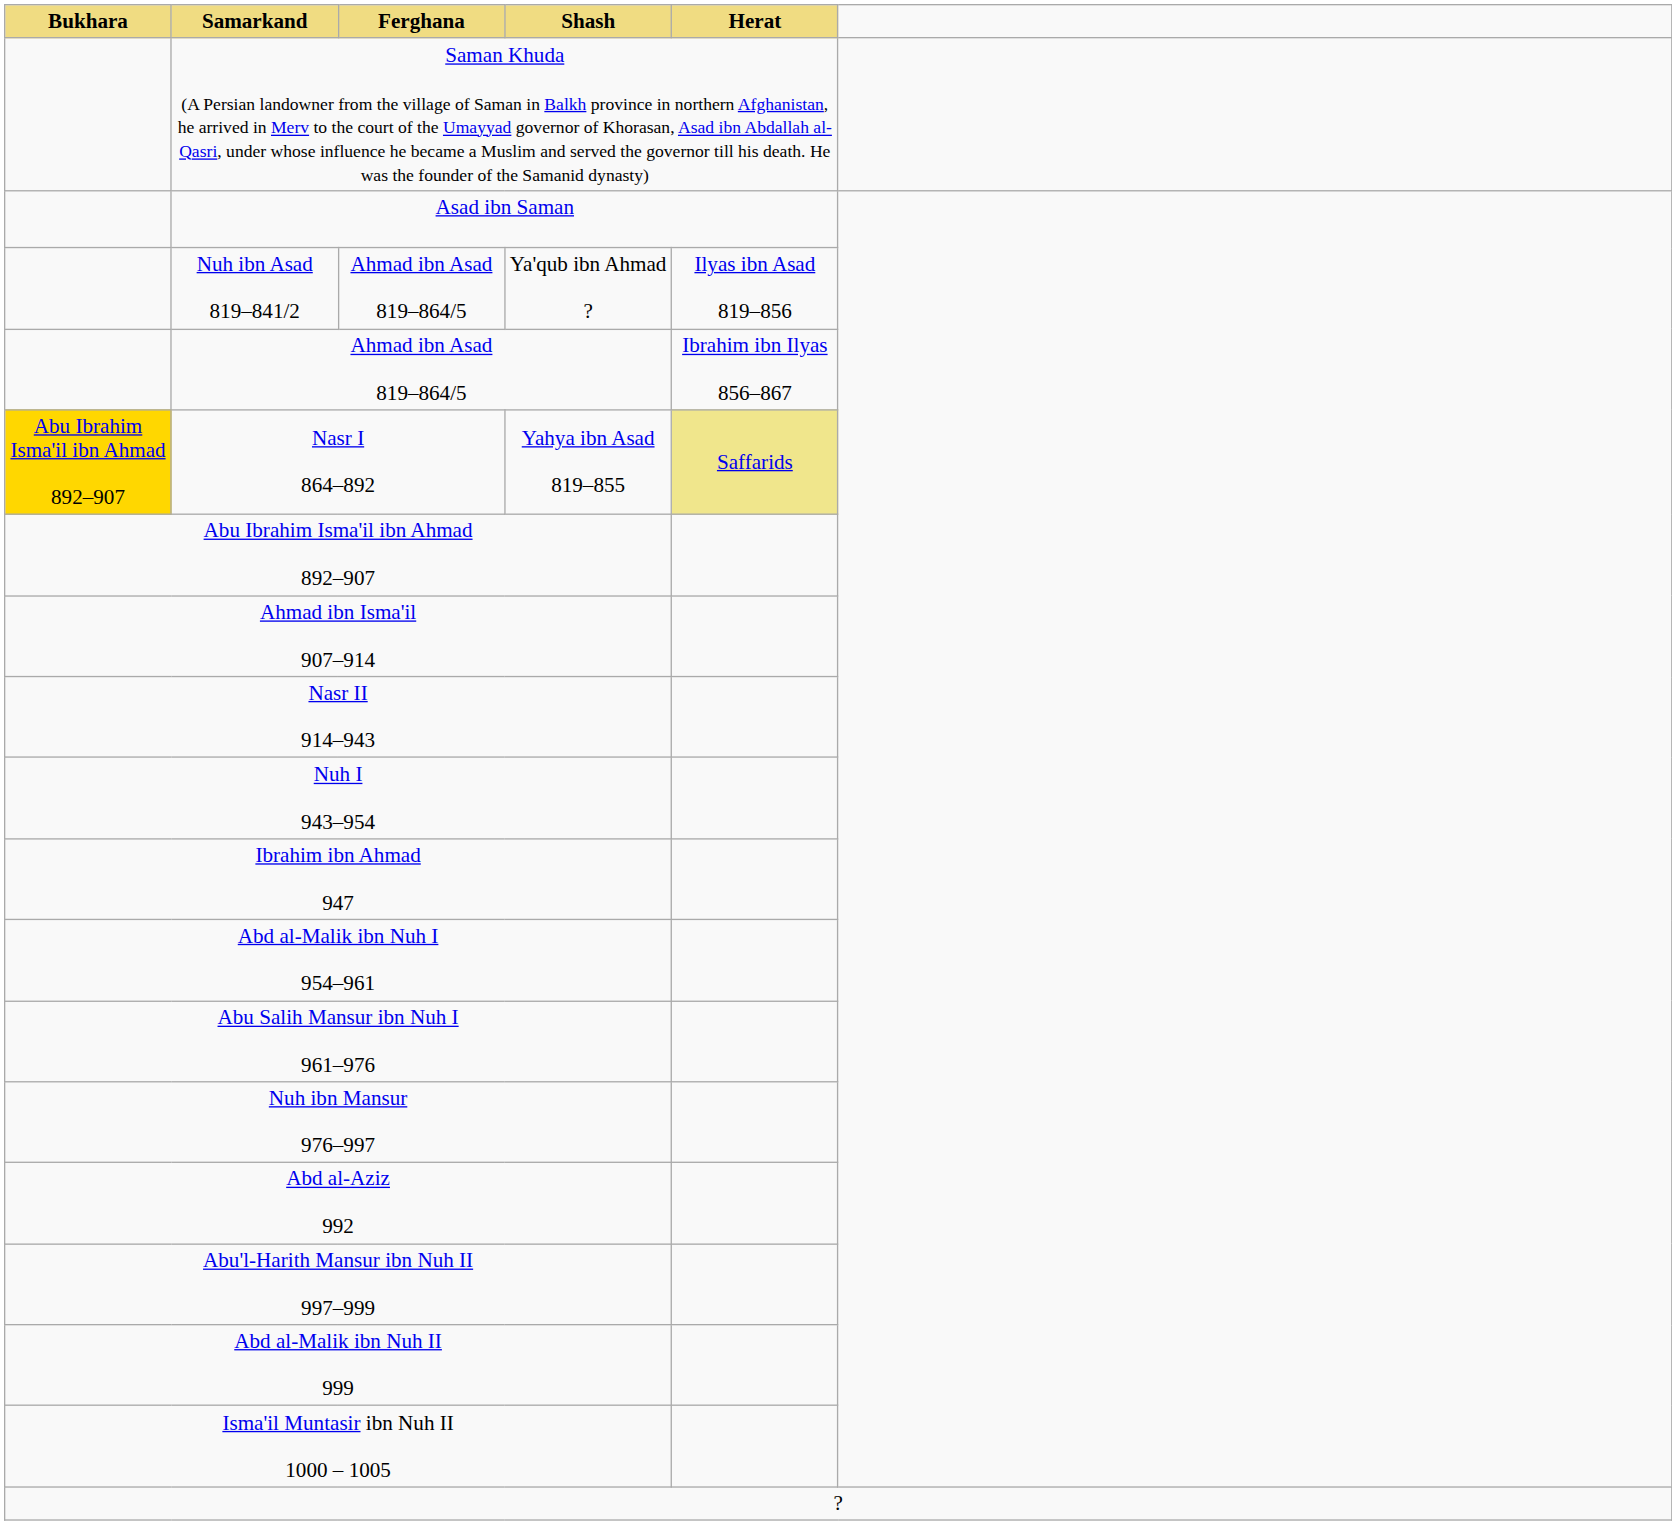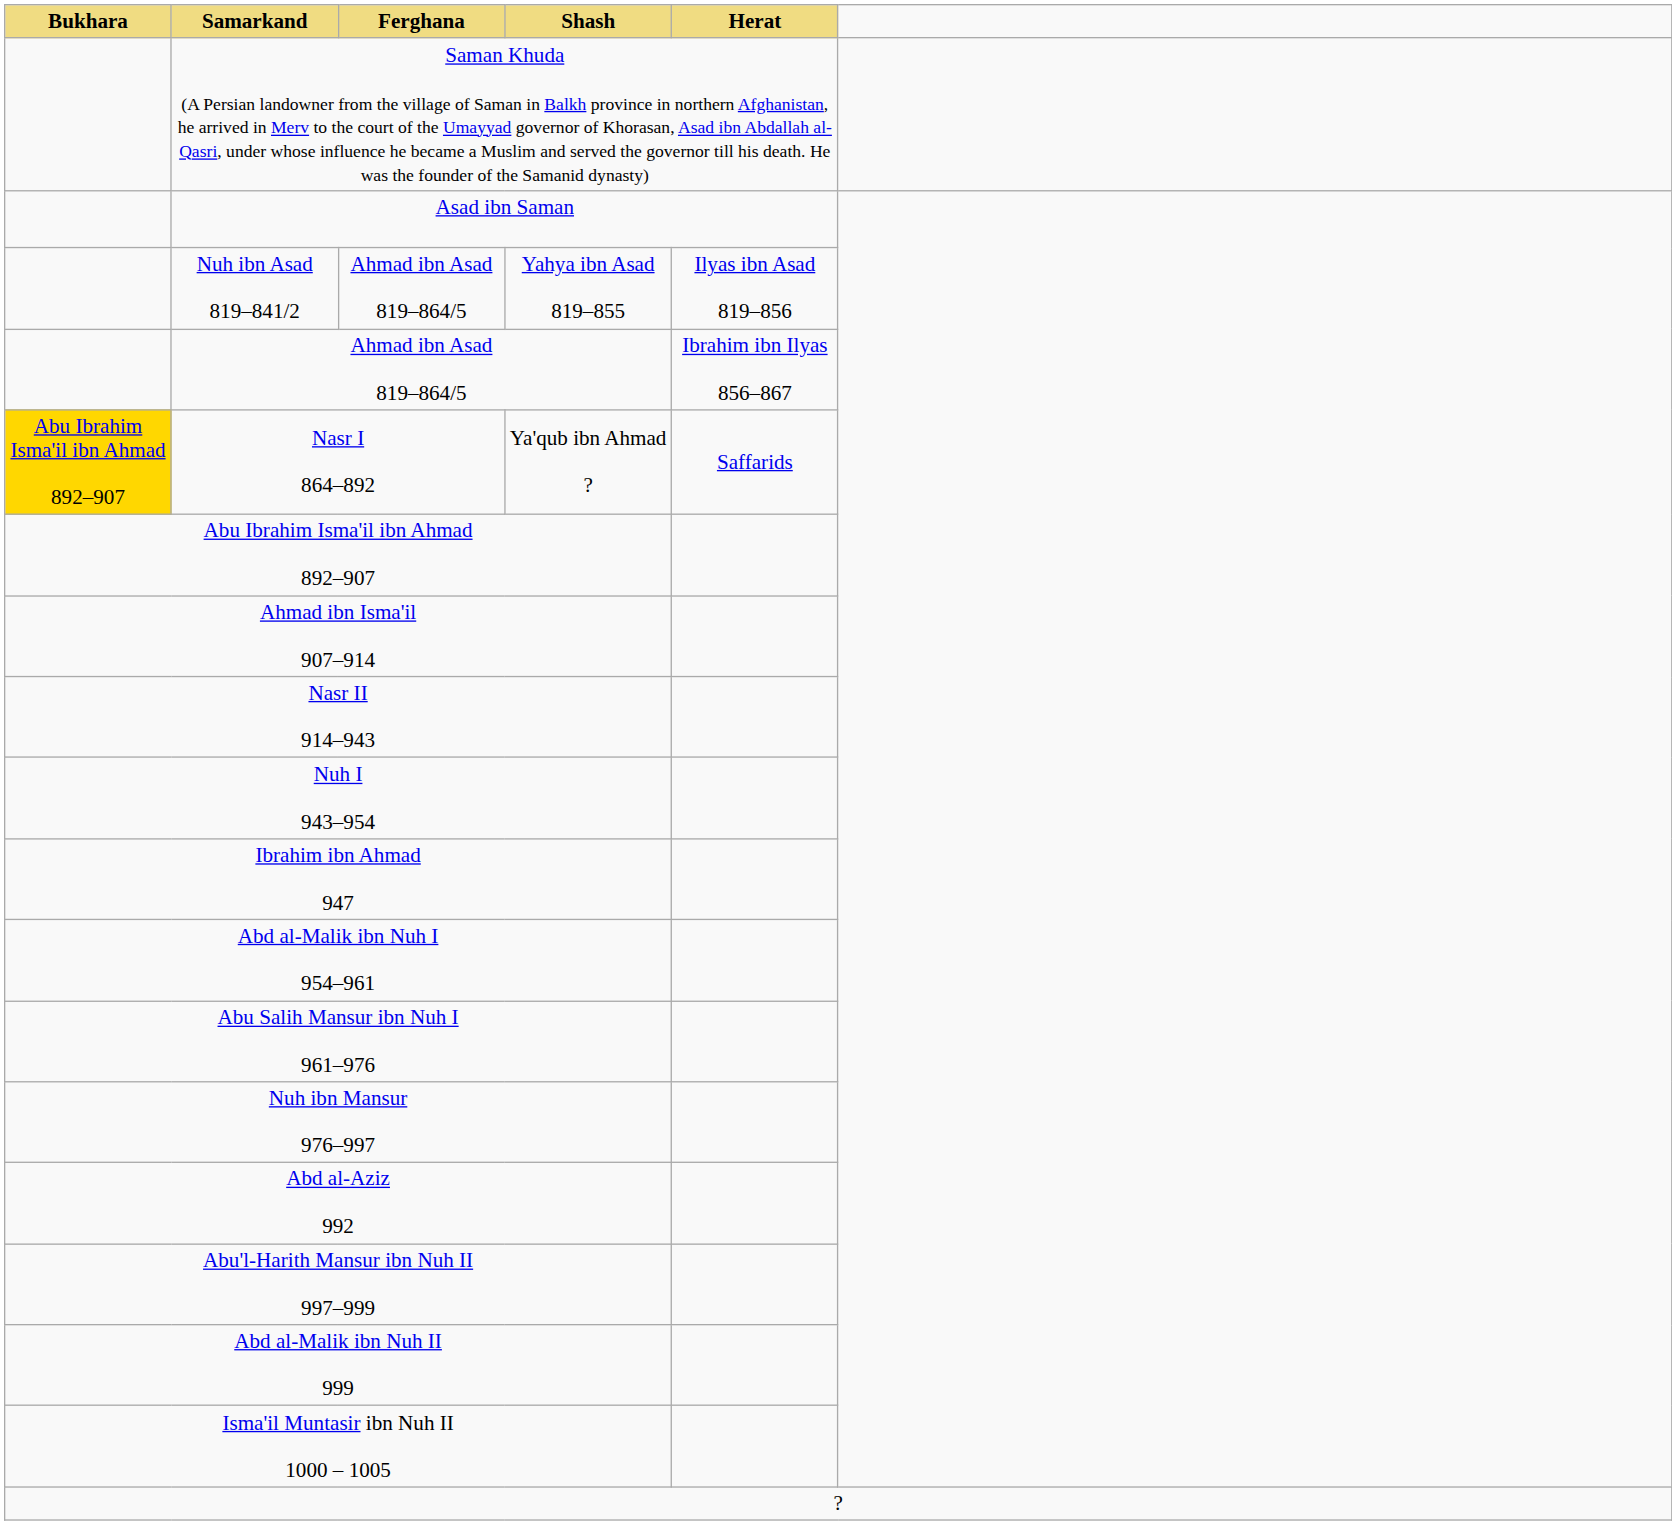(588, 288) Ya'qub ibn Ahmad ? -> (588, 288) Yahya ibn Asad 819–855
(588, 461) Yahya ibn Asad 819–855 -> (588, 461) Ya'qub ibn Ahmad ?
(755, 461) khaki background -> (755, 461) no background
